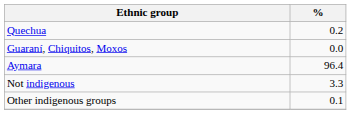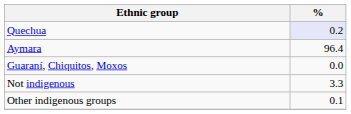(336, 30) no background -> (336, 30) lavender background
rows swapped: (24, 65) <-> (67, 48)
